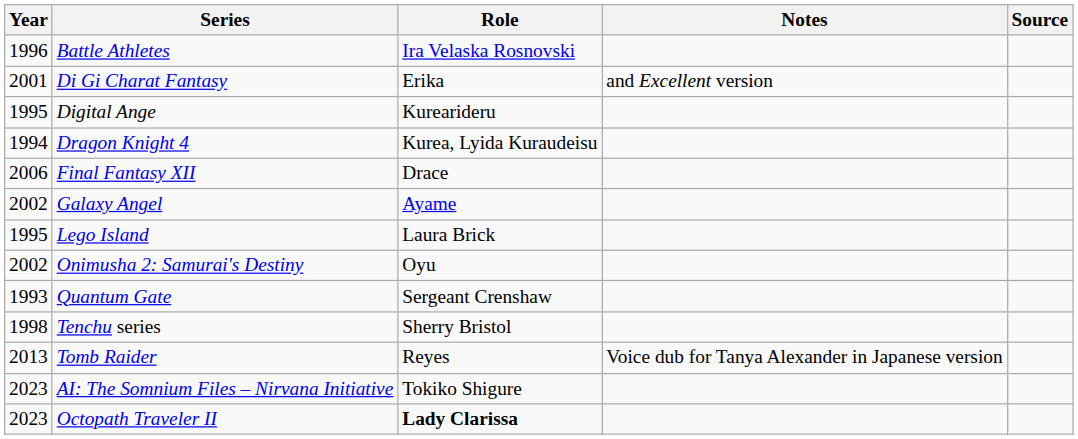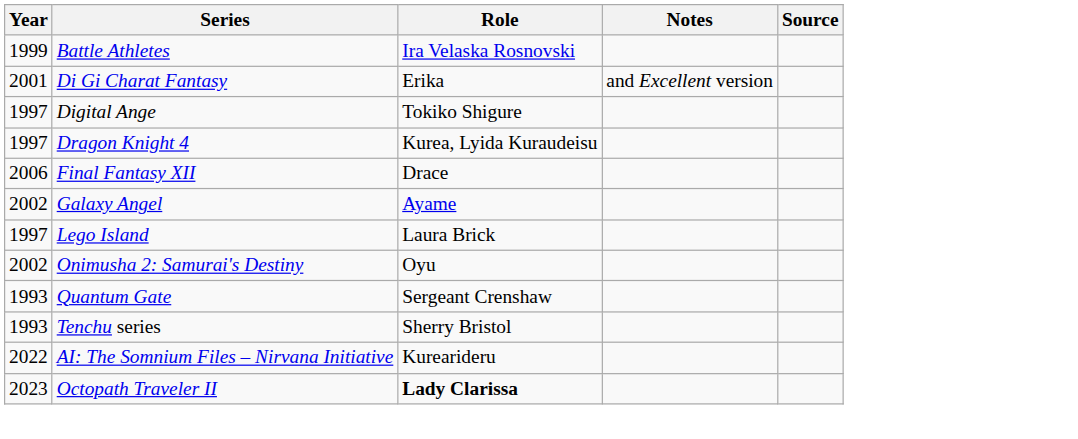(28, 50) 1996 -> (28, 50) 1999
(28, 111) 1995 -> (28, 111) 1997
(449, 111) Kurearideru -> (462, 111) Tokiko Shigure
(28, 142) 1994 -> (28, 142) 1997
(28, 234) 1995 -> (28, 234) 1997
(28, 326) 1998 -> (28, 326) 1993
- row: (107, 357)
(28, 388) 2023 -> (28, 357) 2022
(462, 388) Tokiko Shigure -> (449, 357) Kurearideru
